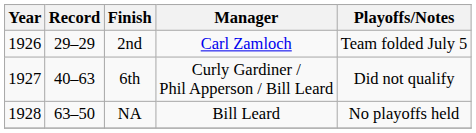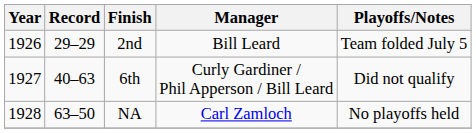(246, 43) Carl Zamloch -> (246, 43) Bill Leard
(246, 114) Bill Leard -> (246, 114) Carl Zamloch
